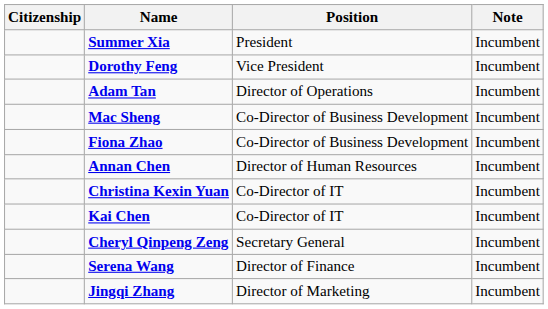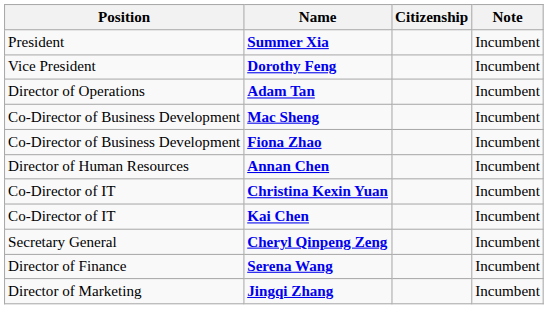columns swapped: (352, 17) <-> (45, 17)
